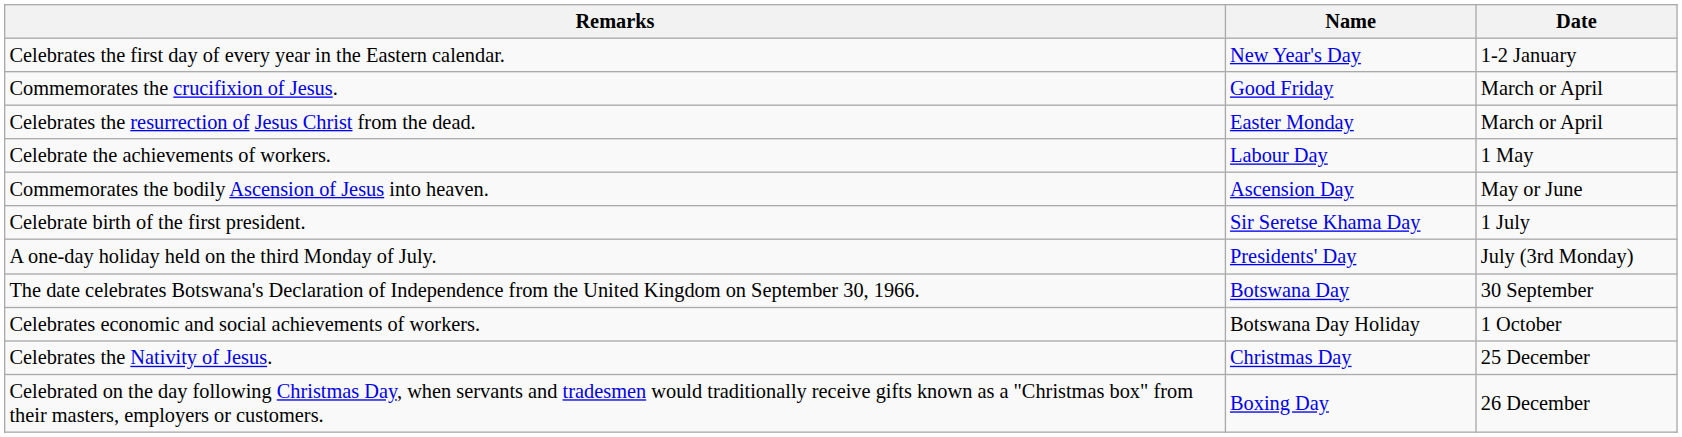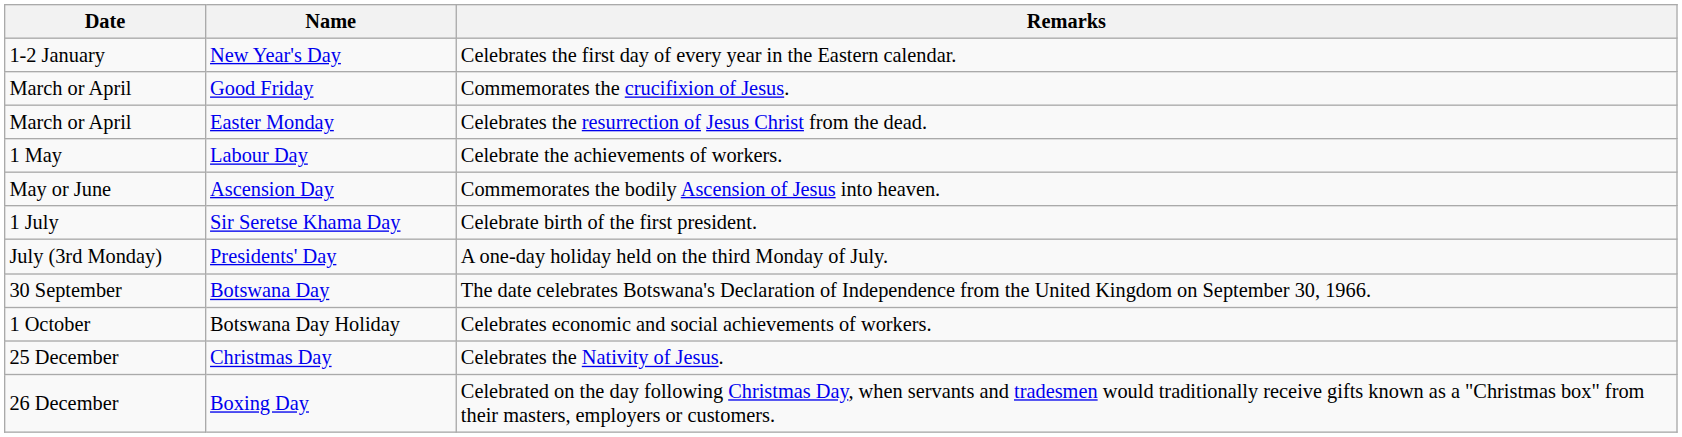columns swapped: (1576, 21) <-> (615, 21)
